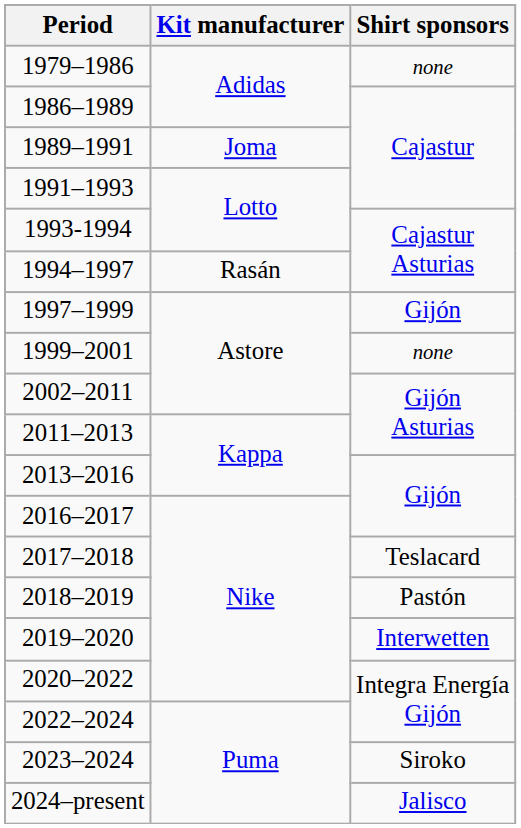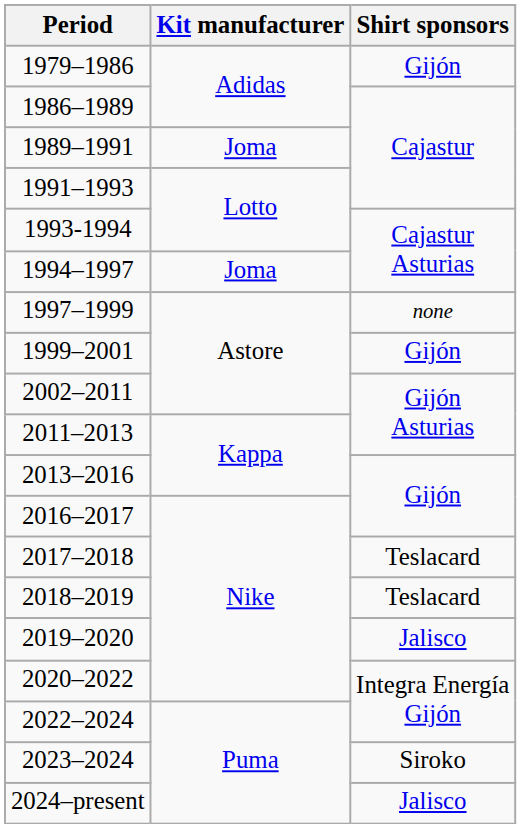(433, 66) none -> (433, 65) Gijón
(250, 270) Rasán -> (250, 270) Joma
(433, 311) Gijón -> (433, 312) none
(433, 353) none -> (433, 352) Gijón
(433, 597) Pastón -> (433, 597) Teslacard
(433, 638) Interwetten -> (433, 638) Jalisco
